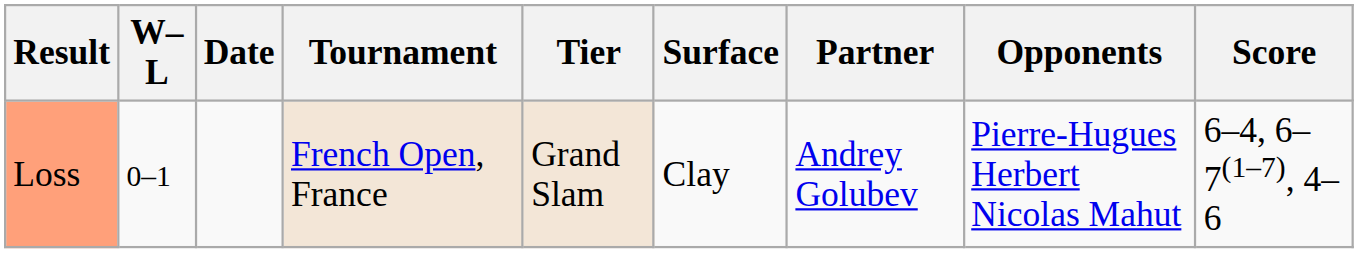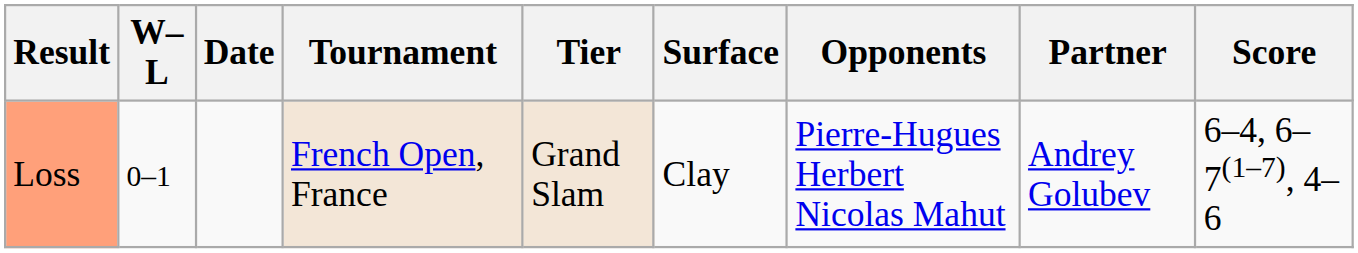columns swapped: (875, 52) <-> (1079, 52)
